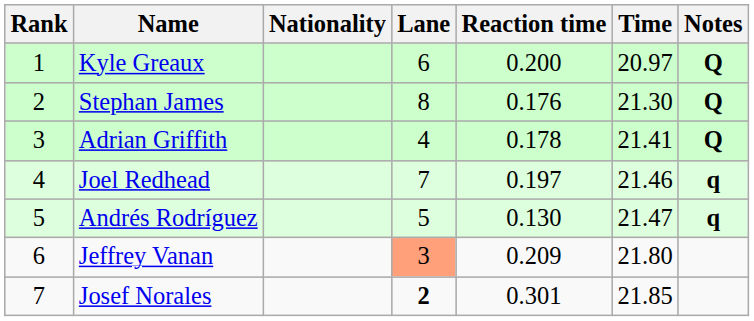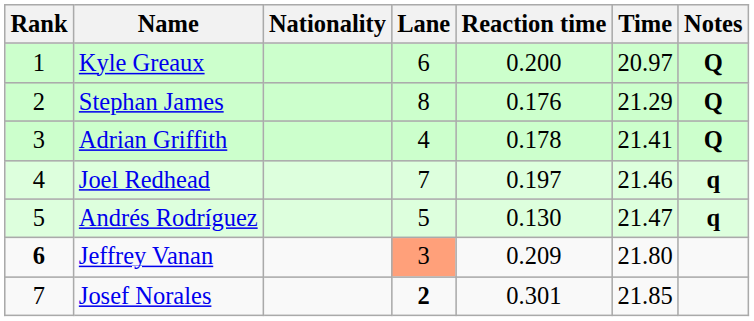(645, 101) 21.30 -> (645, 101) 21.29
(39, 256) normal -> (39, 256) bold
